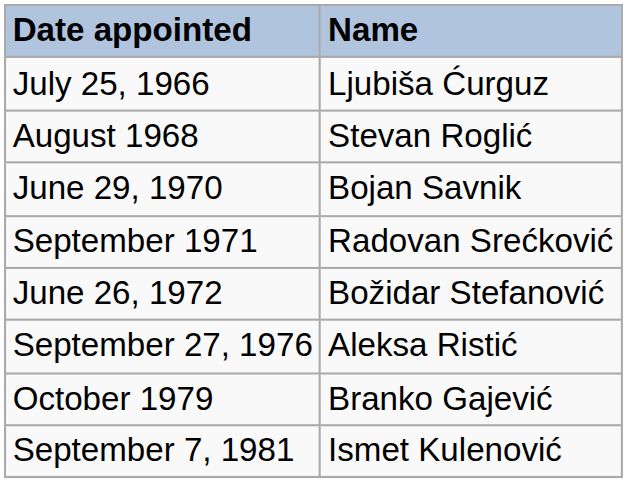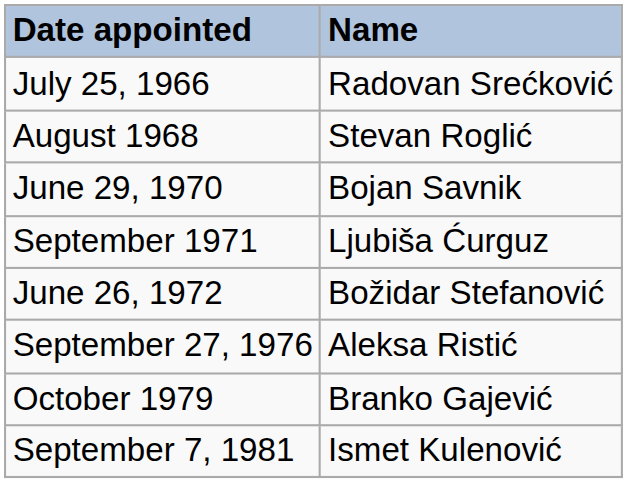(439, 83) Ljubiša Ćurguz -> (471, 83) Radovan Srećković
(471, 240) Radovan Srećković -> (439, 240) Ljubiša Ćurguz
